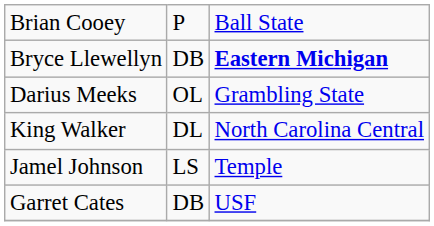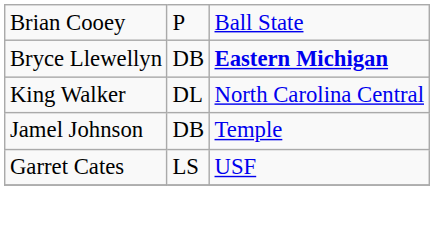- row: (73, 94)
(186, 166) LS -> (188, 130) DB
(188, 202) DB -> (186, 166) LS
